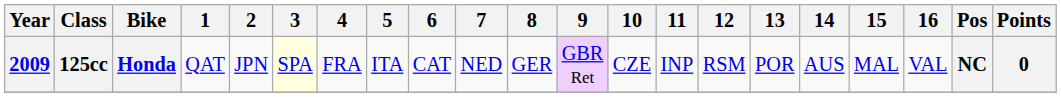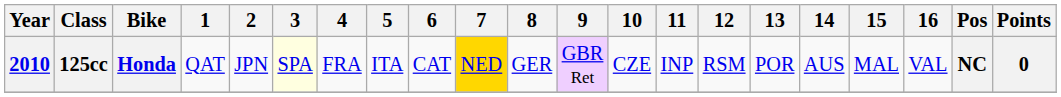(30, 64) 2009 -> (30, 64) 2010
(481, 64) no background -> (481, 64) gold background
